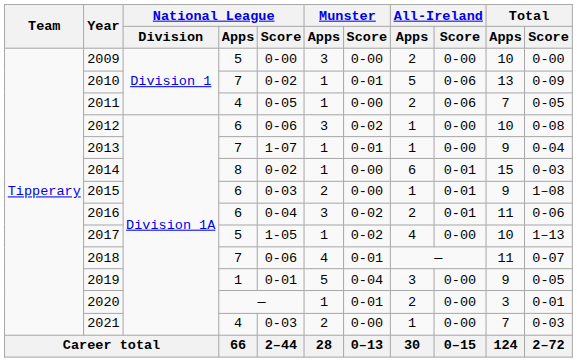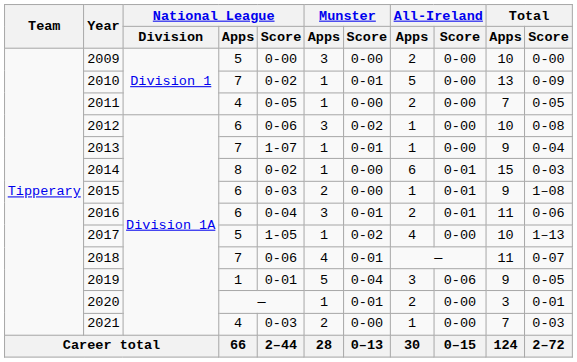(460, 82) 0-06 -> (460, 82) 0-00
(460, 104) 0-06 -> (460, 104) 0-00
(367, 214) 0-02 -> (367, 214) 0-01
(460, 280) 0-00 -> (460, 280) 0-06
